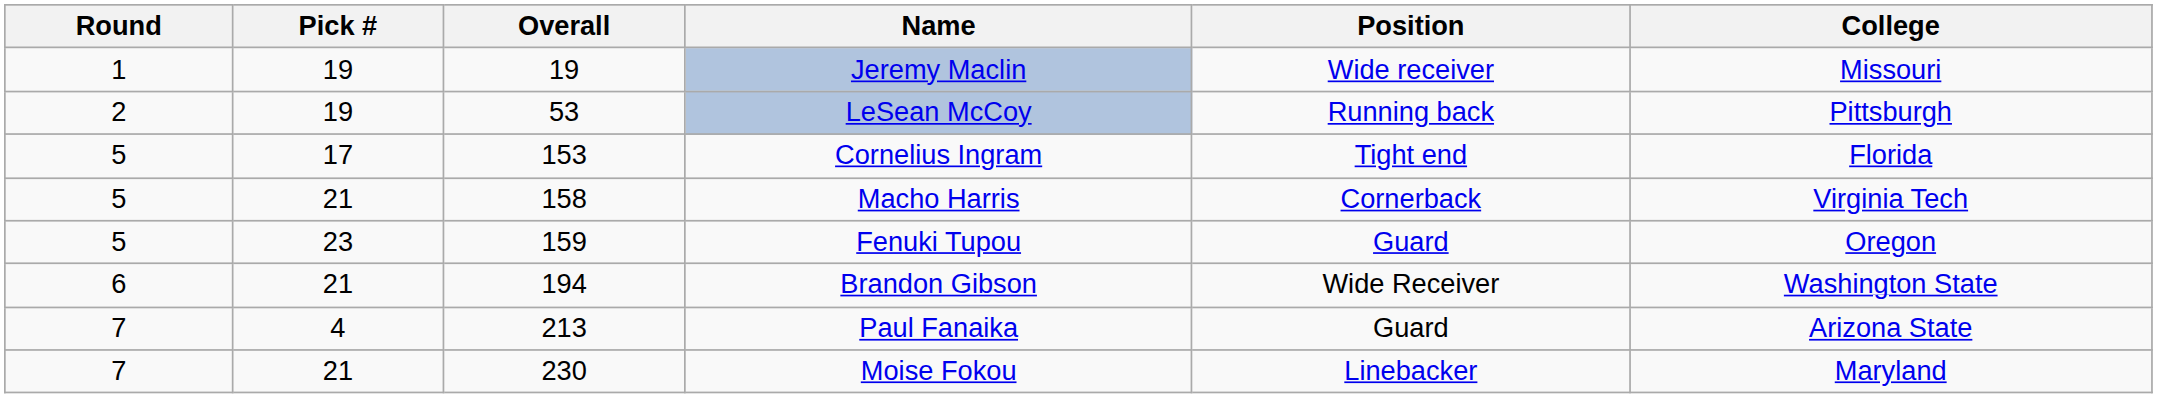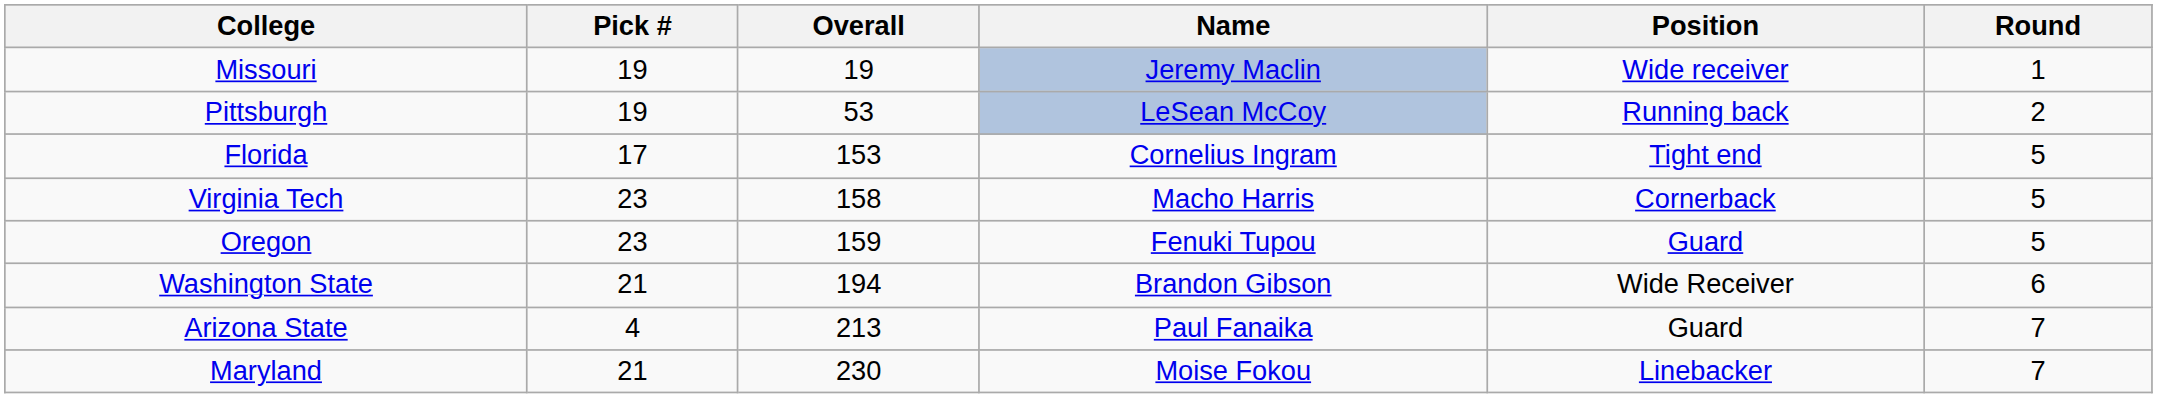columns swapped: (119, 26) <-> (1891, 26)
(338, 198) 21 -> (632, 198) 23
